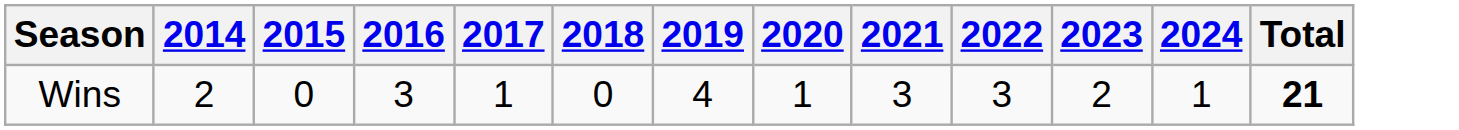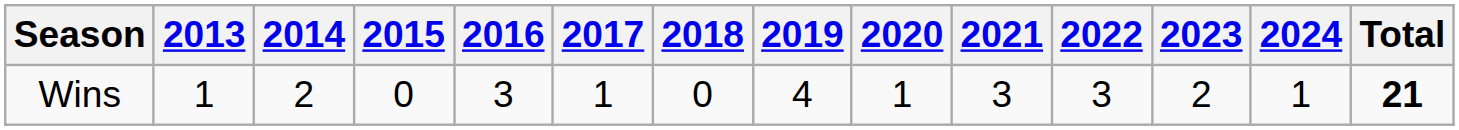+ column: (204, 34)
